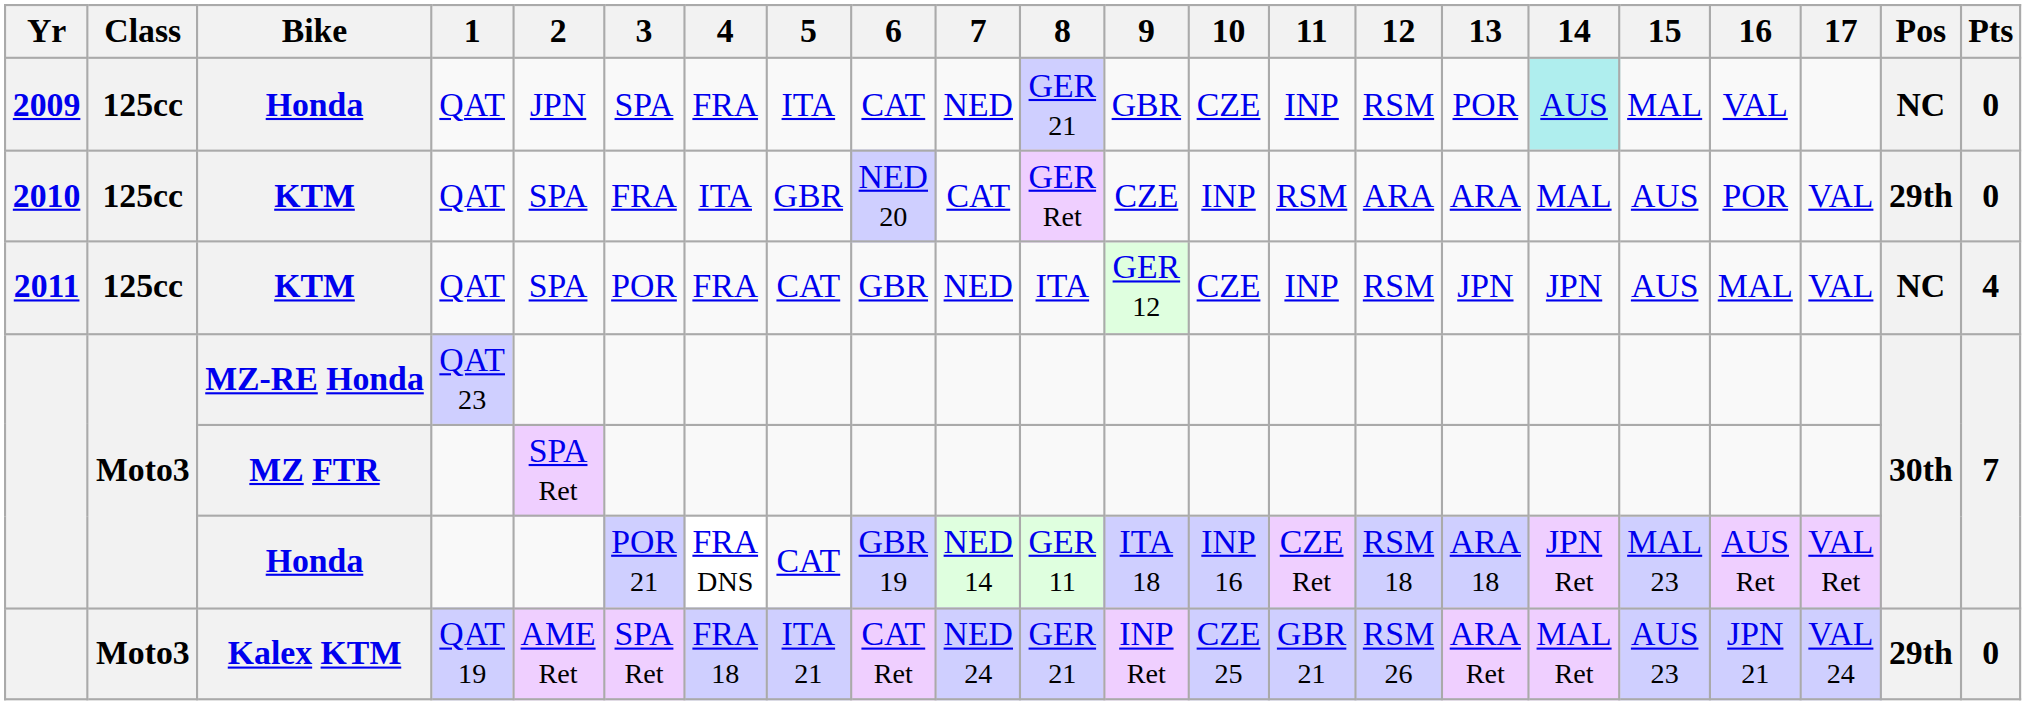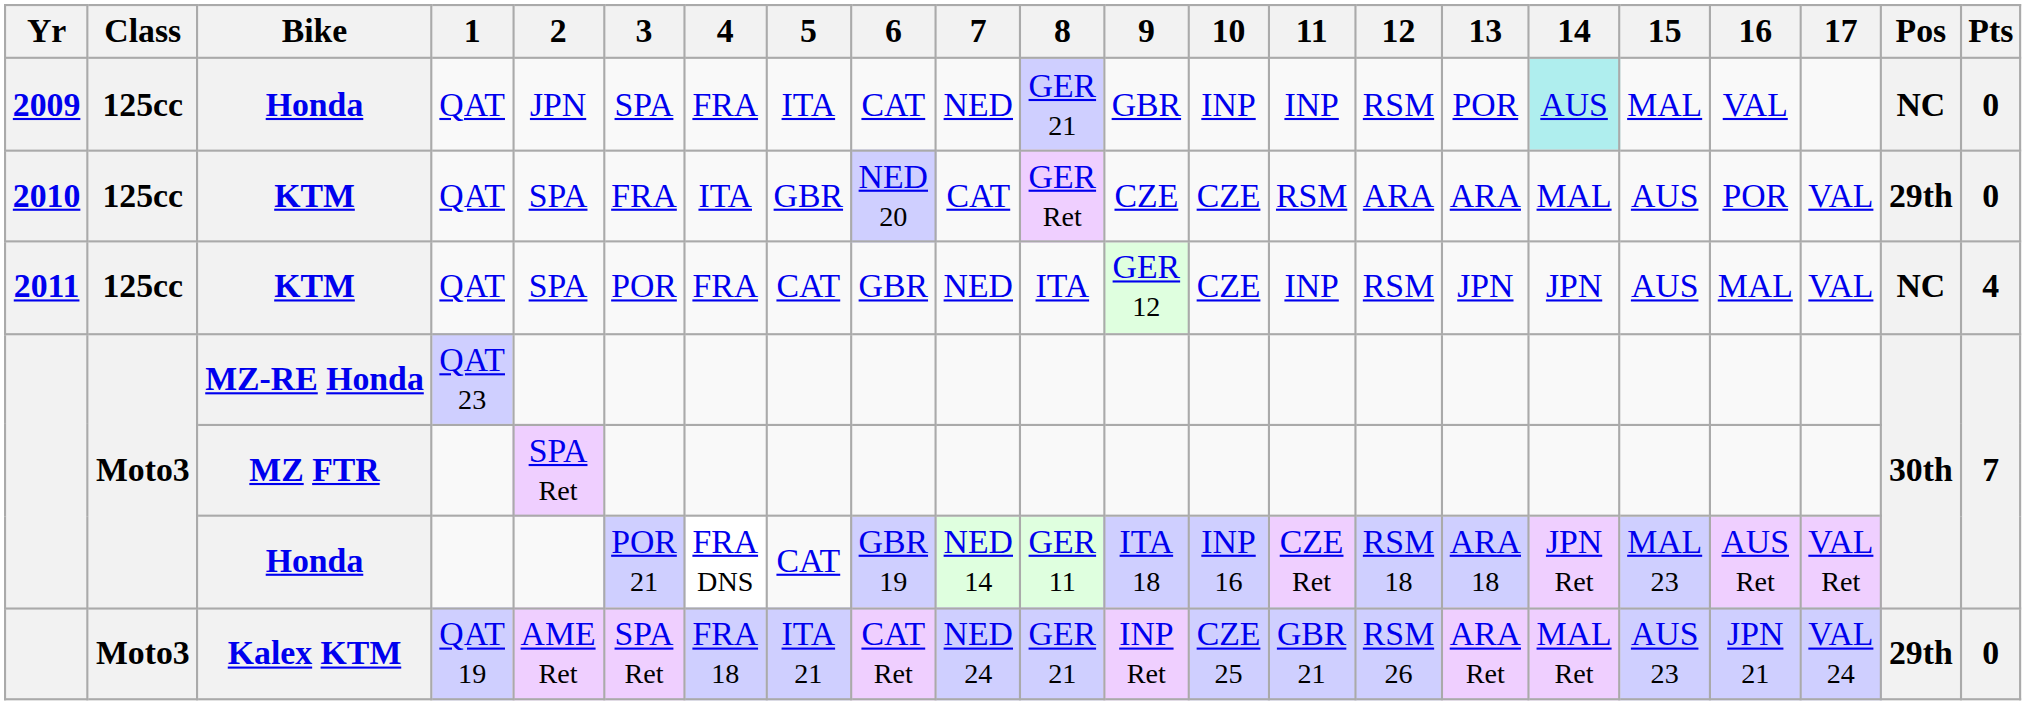(1229, 103) CZE -> (1229, 103) INP
(1229, 195) INP -> (1229, 195) CZE
